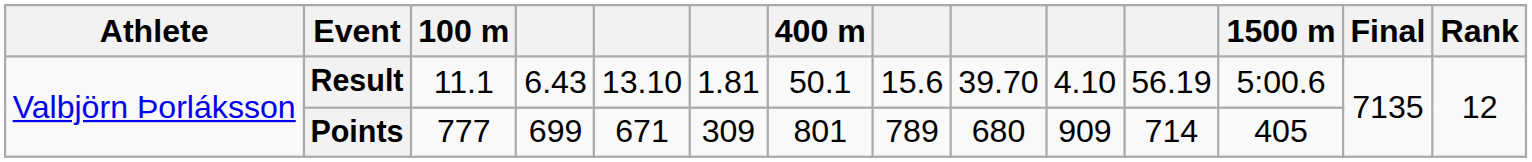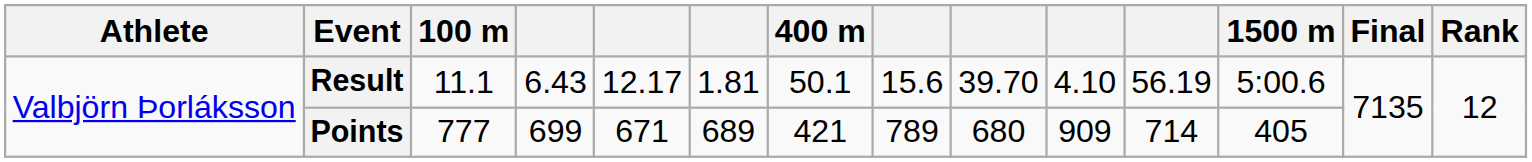(642, 82) 13.10 -> (642, 82) 12.17
(728, 132) 309 -> (728, 132) 689
(820, 132) 801 -> (820, 132) 421
